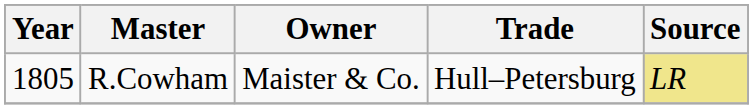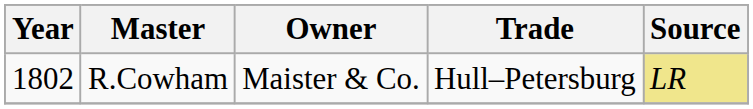(43, 77) 1805 -> (43, 77) 1802
